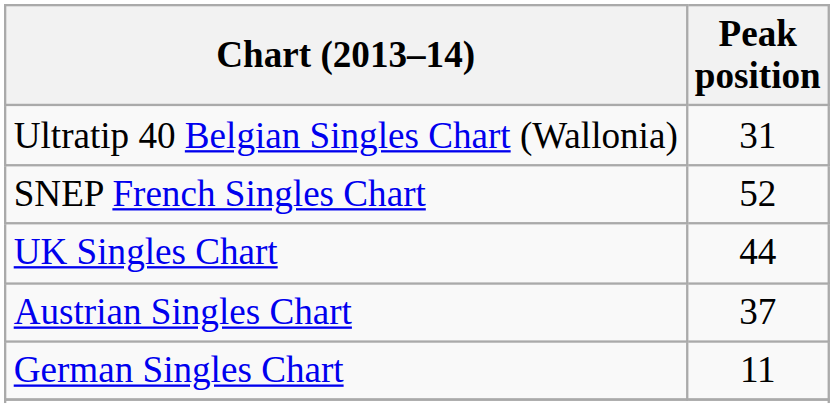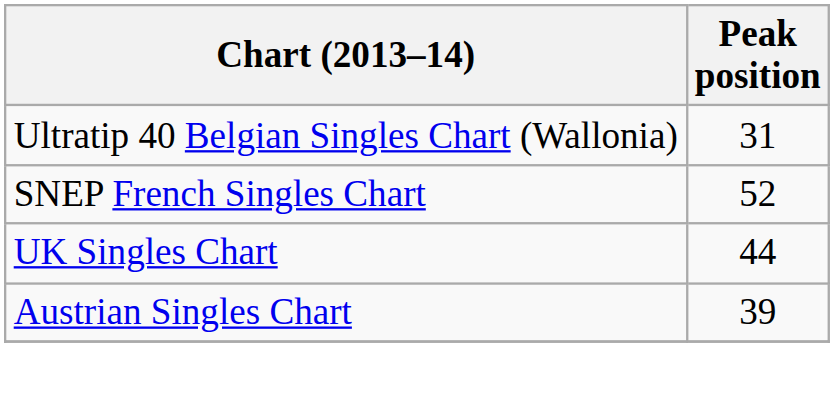(758, 311) 37 -> (758, 311) 39
- row: (179, 370)
